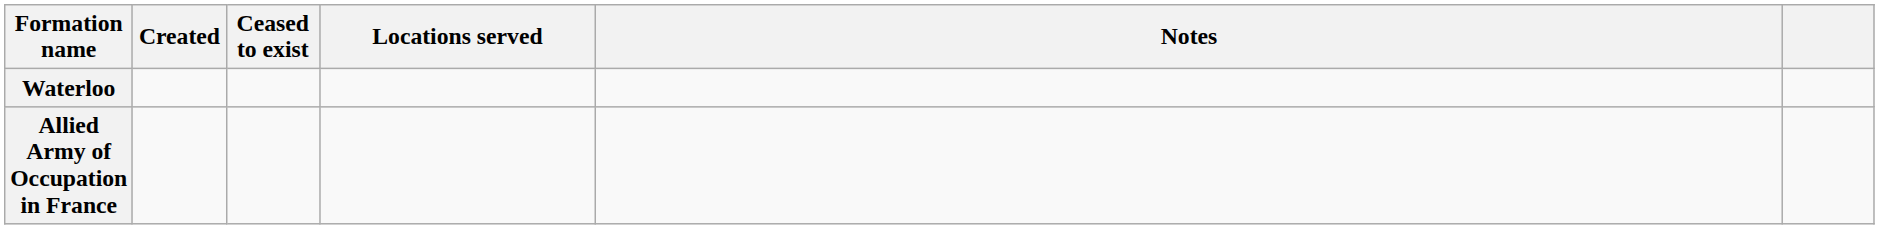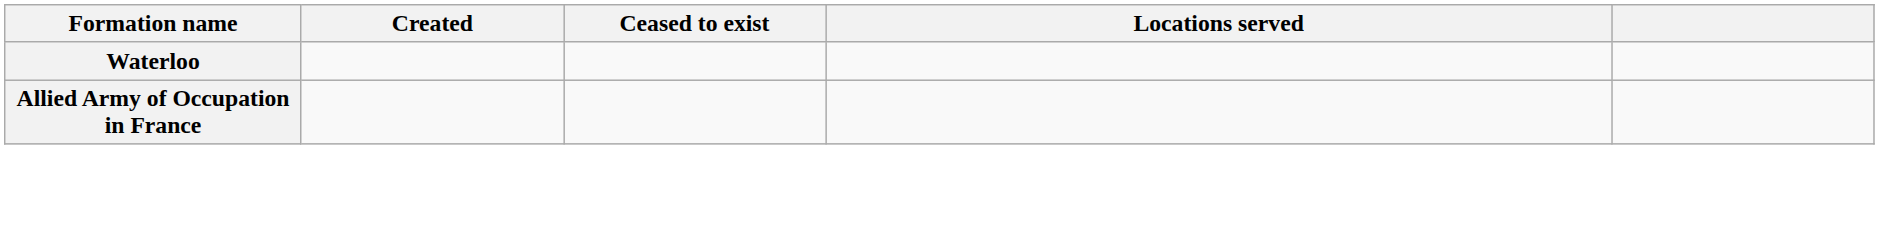- column: (1189, 36)
